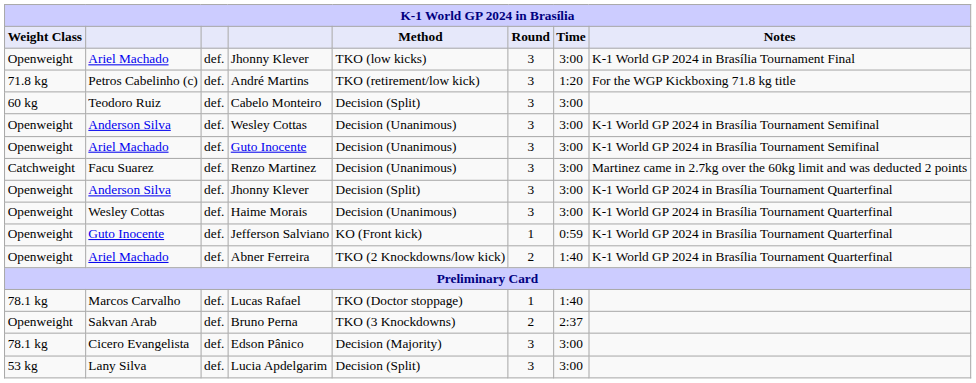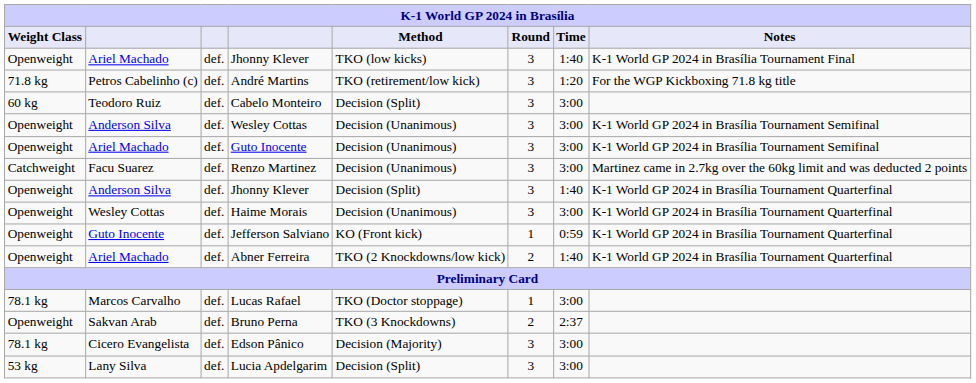(571, 59) 3:00 -> (571, 59) 1:40
(571, 190) 3:00 -> (571, 190) 1:40
(571, 300) 1:40 -> (571, 300) 3:00
